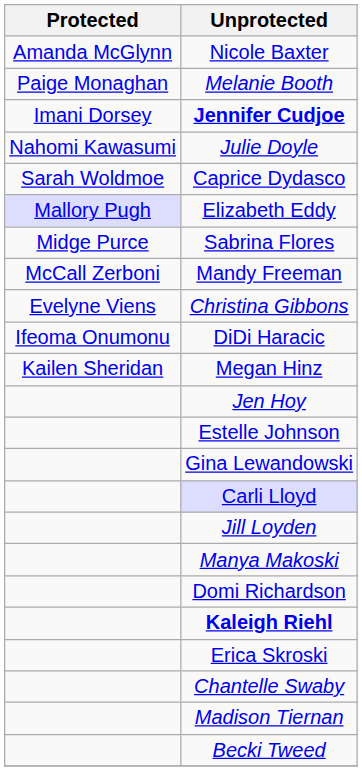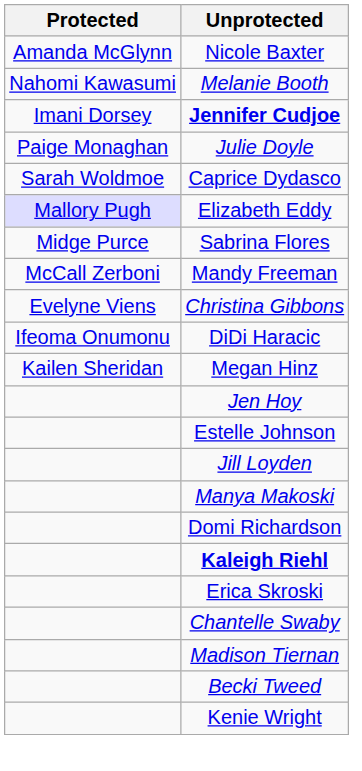(93, 83) Paige Monaghan -> (93, 83) Nahomi Kawasumi
(93, 147) Nahomi Kawasumi -> (93, 147) Paige Monaghan
- row: (269, 464)
- row: (269, 496)
+ row: (265, 718)
